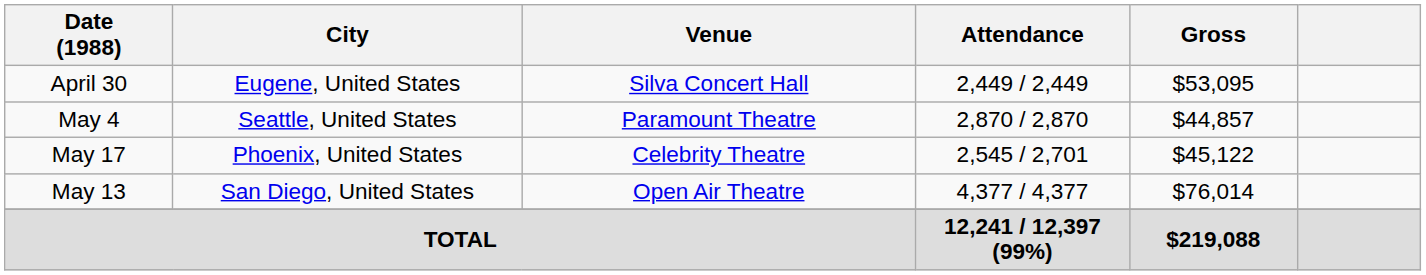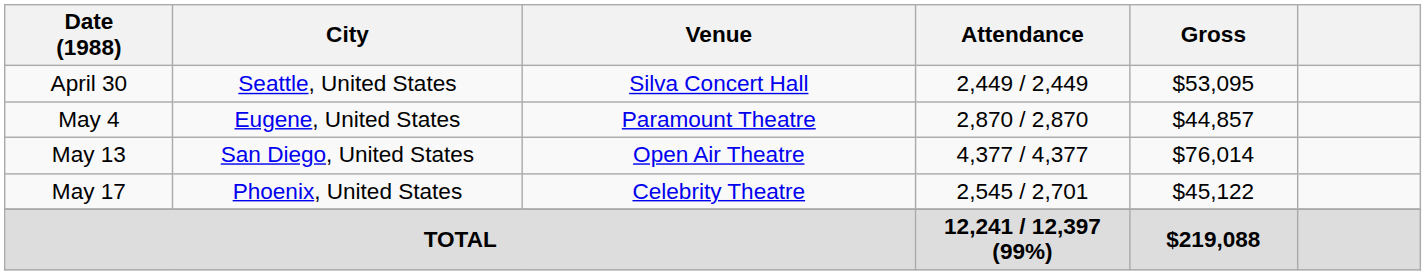(347, 83) Eugene, United States -> (347, 83) Seattle, United States
(347, 119) Seattle, United States -> (347, 119) Eugene, United States
rows swapped: (89, 190) <-> (89, 155)
